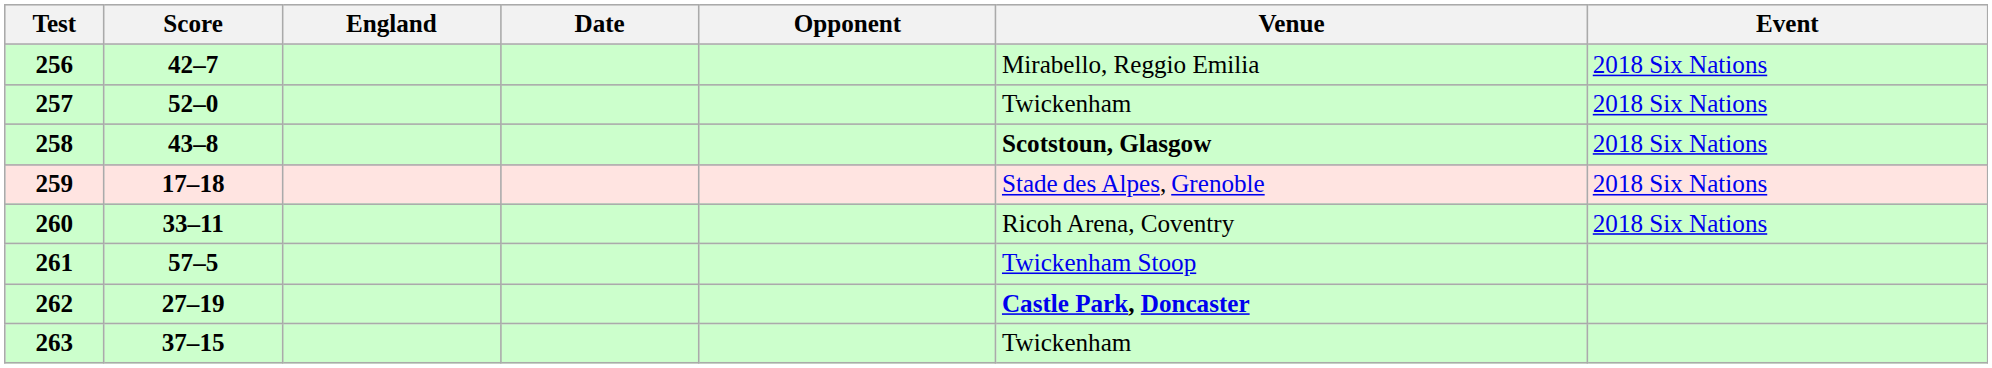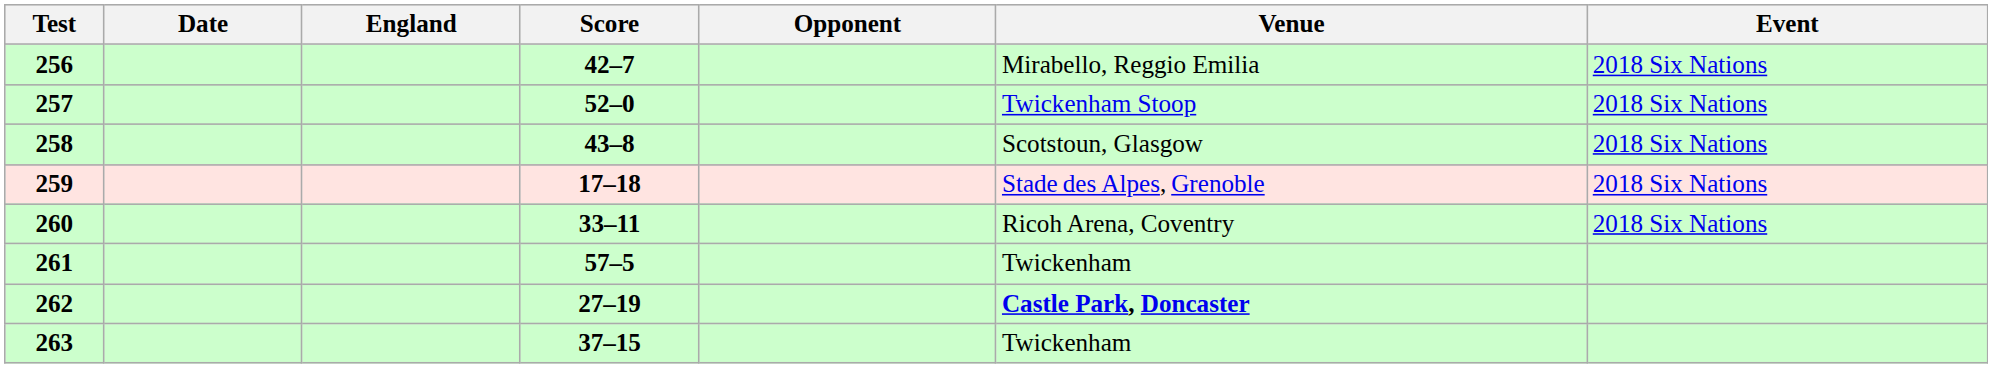columns swapped: (600, 24) <-> (193, 24)
(1067, 104) Twickenham -> (1099, 104) Twickenham Stoop
(1107, 143) bold -> (1102, 143) normal
(1099, 263) Twickenham Stoop -> (1067, 263) Twickenham
